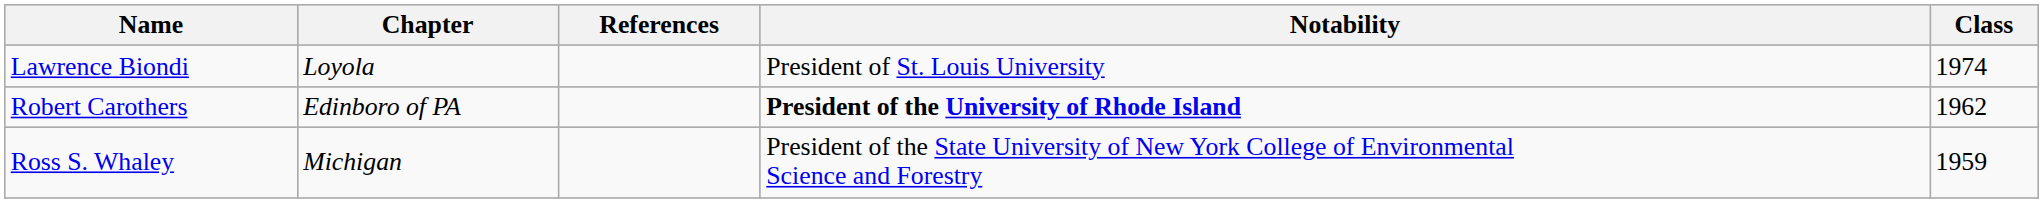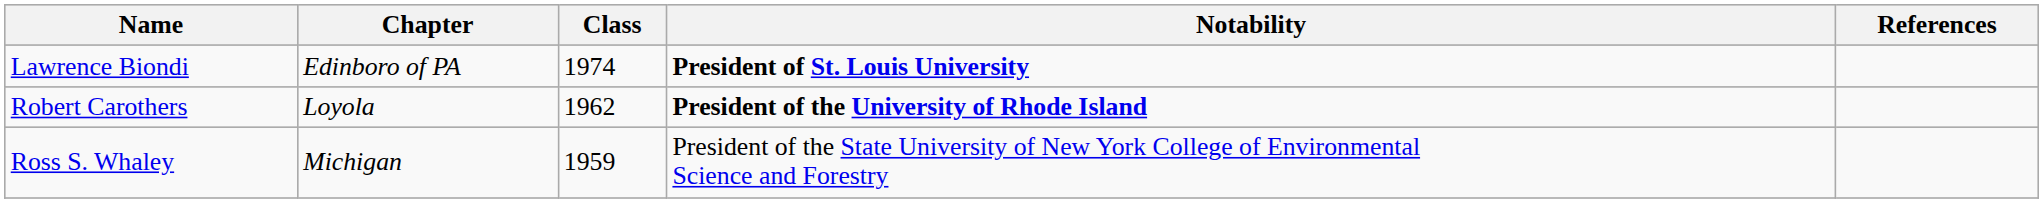columns swapped: (1984, 24) <-> (659, 24)
(339, 65) Loyola -> (382, 65) Edinboro of PA
(936, 65) normal -> (851, 65) bold
(382, 106) Edinboro of PA -> (339, 106) Loyola
